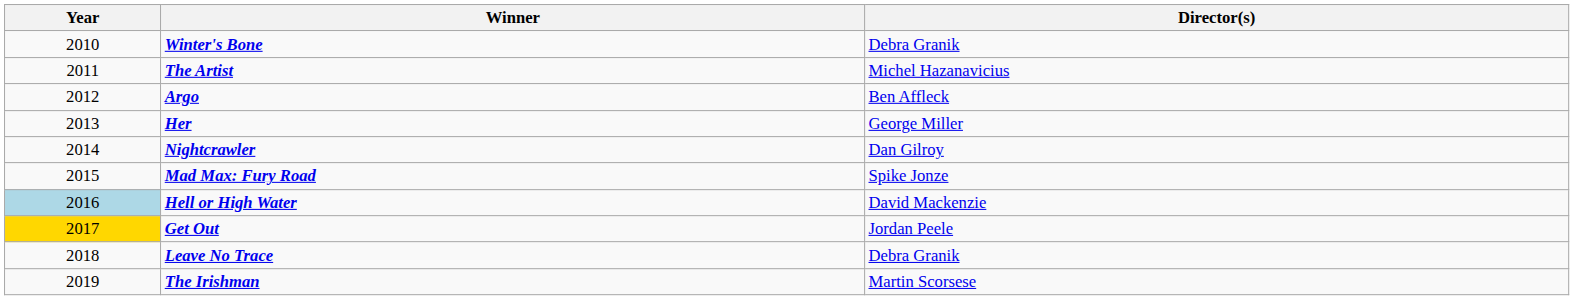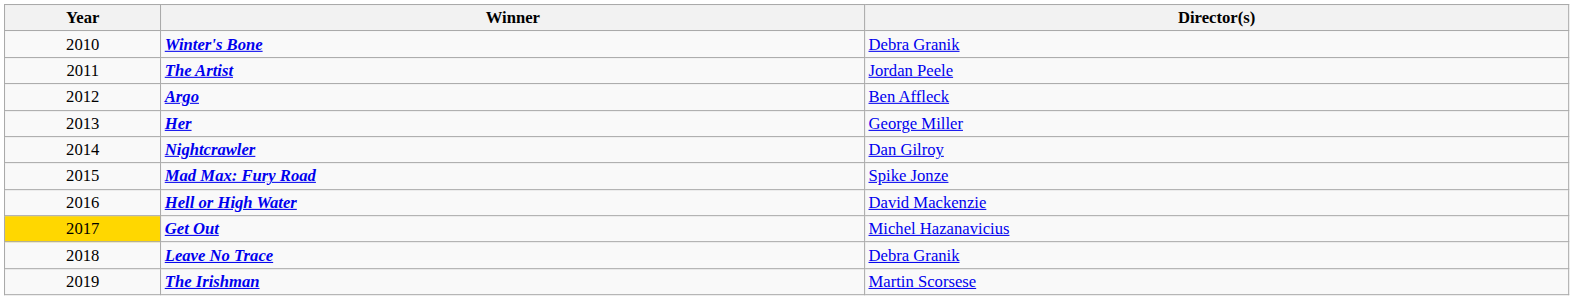(939, 70) Michel Hazanavicius -> (911, 70) Jordan Peele
(83, 202) lightblue background -> (83, 202) no background
(911, 228) Jordan Peele -> (939, 228) Michel Hazanavicius
